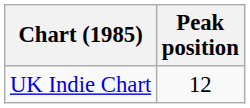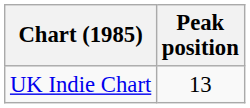(200, 84) 12 -> (200, 84) 13
